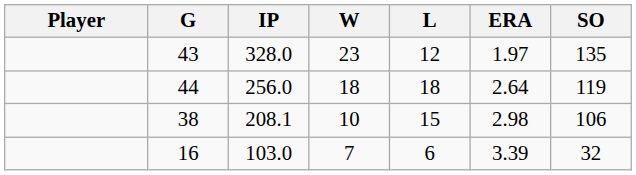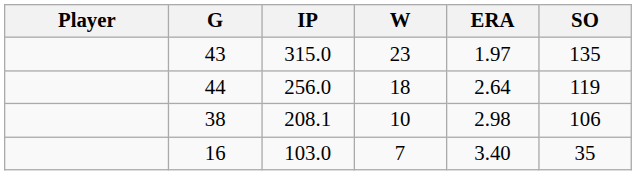- column: (430, 20)
(269, 53) 328.0 -> (308, 53) 315.0
(510, 152) 3.39 -> (492, 152) 3.40
(591, 152) 32 -> (585, 152) 35
